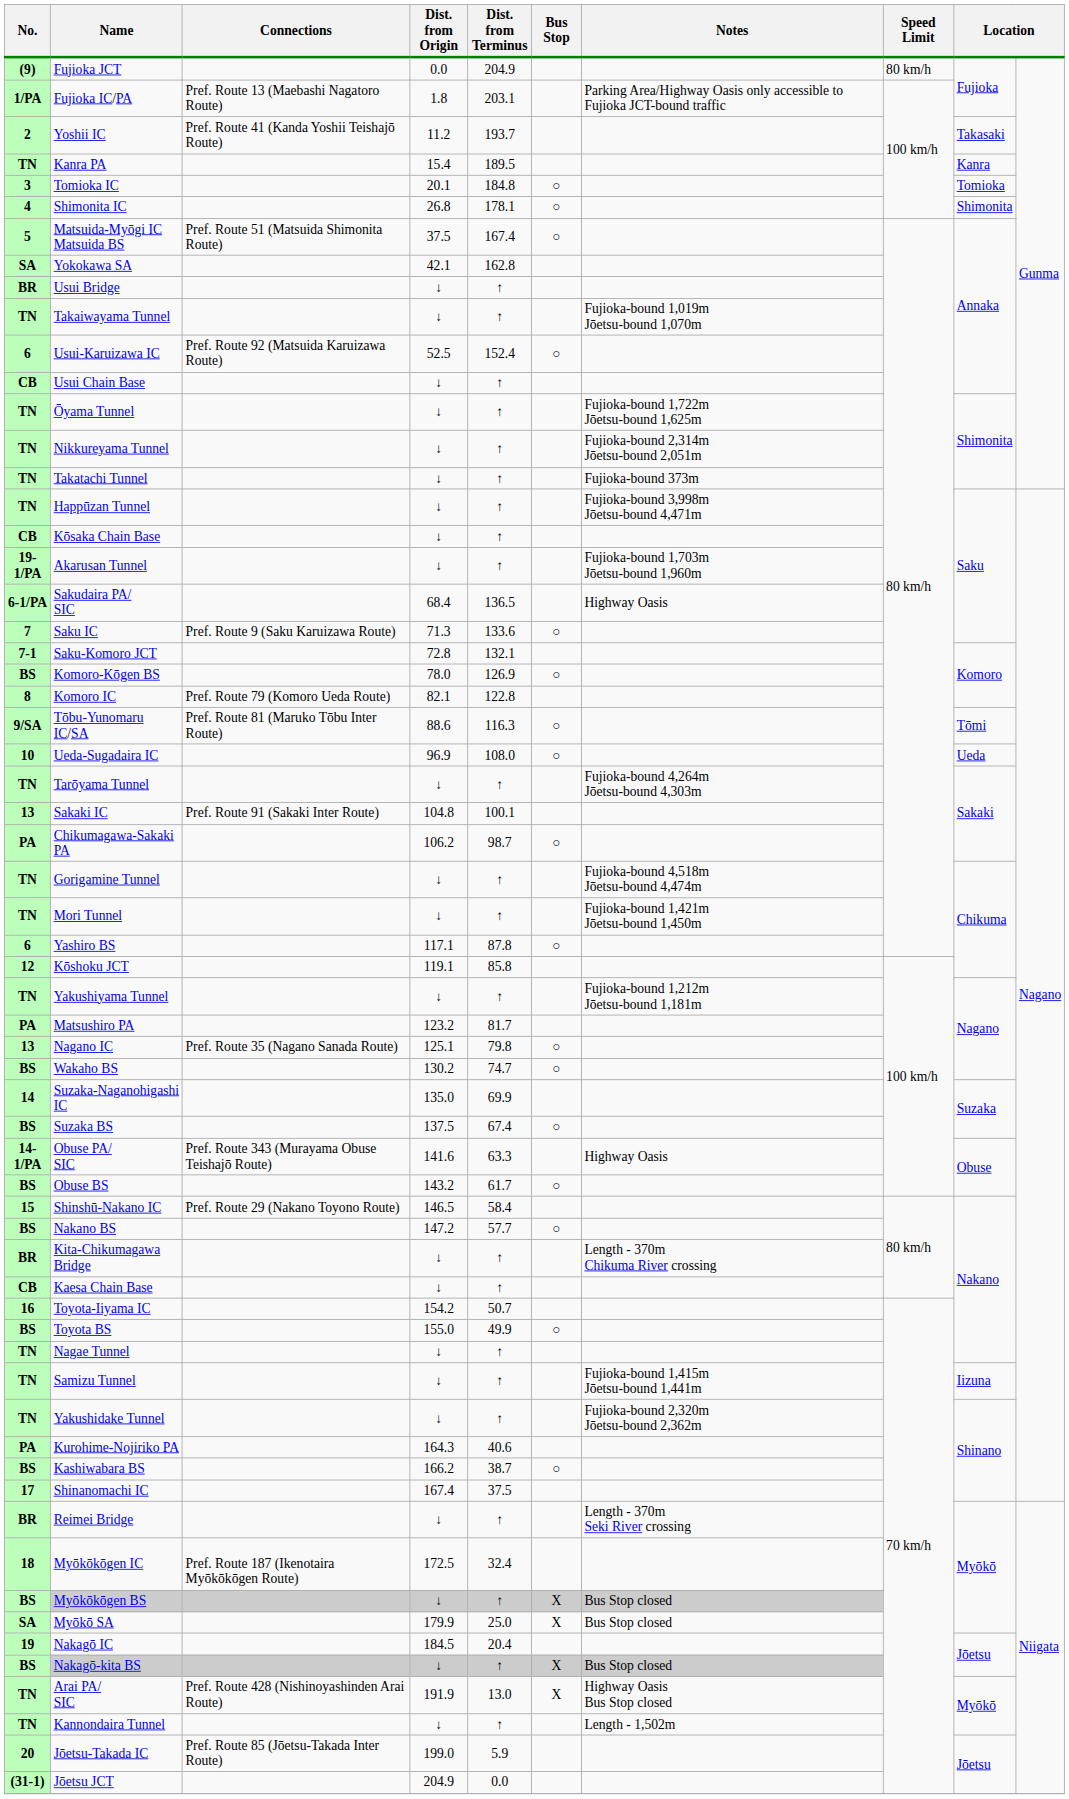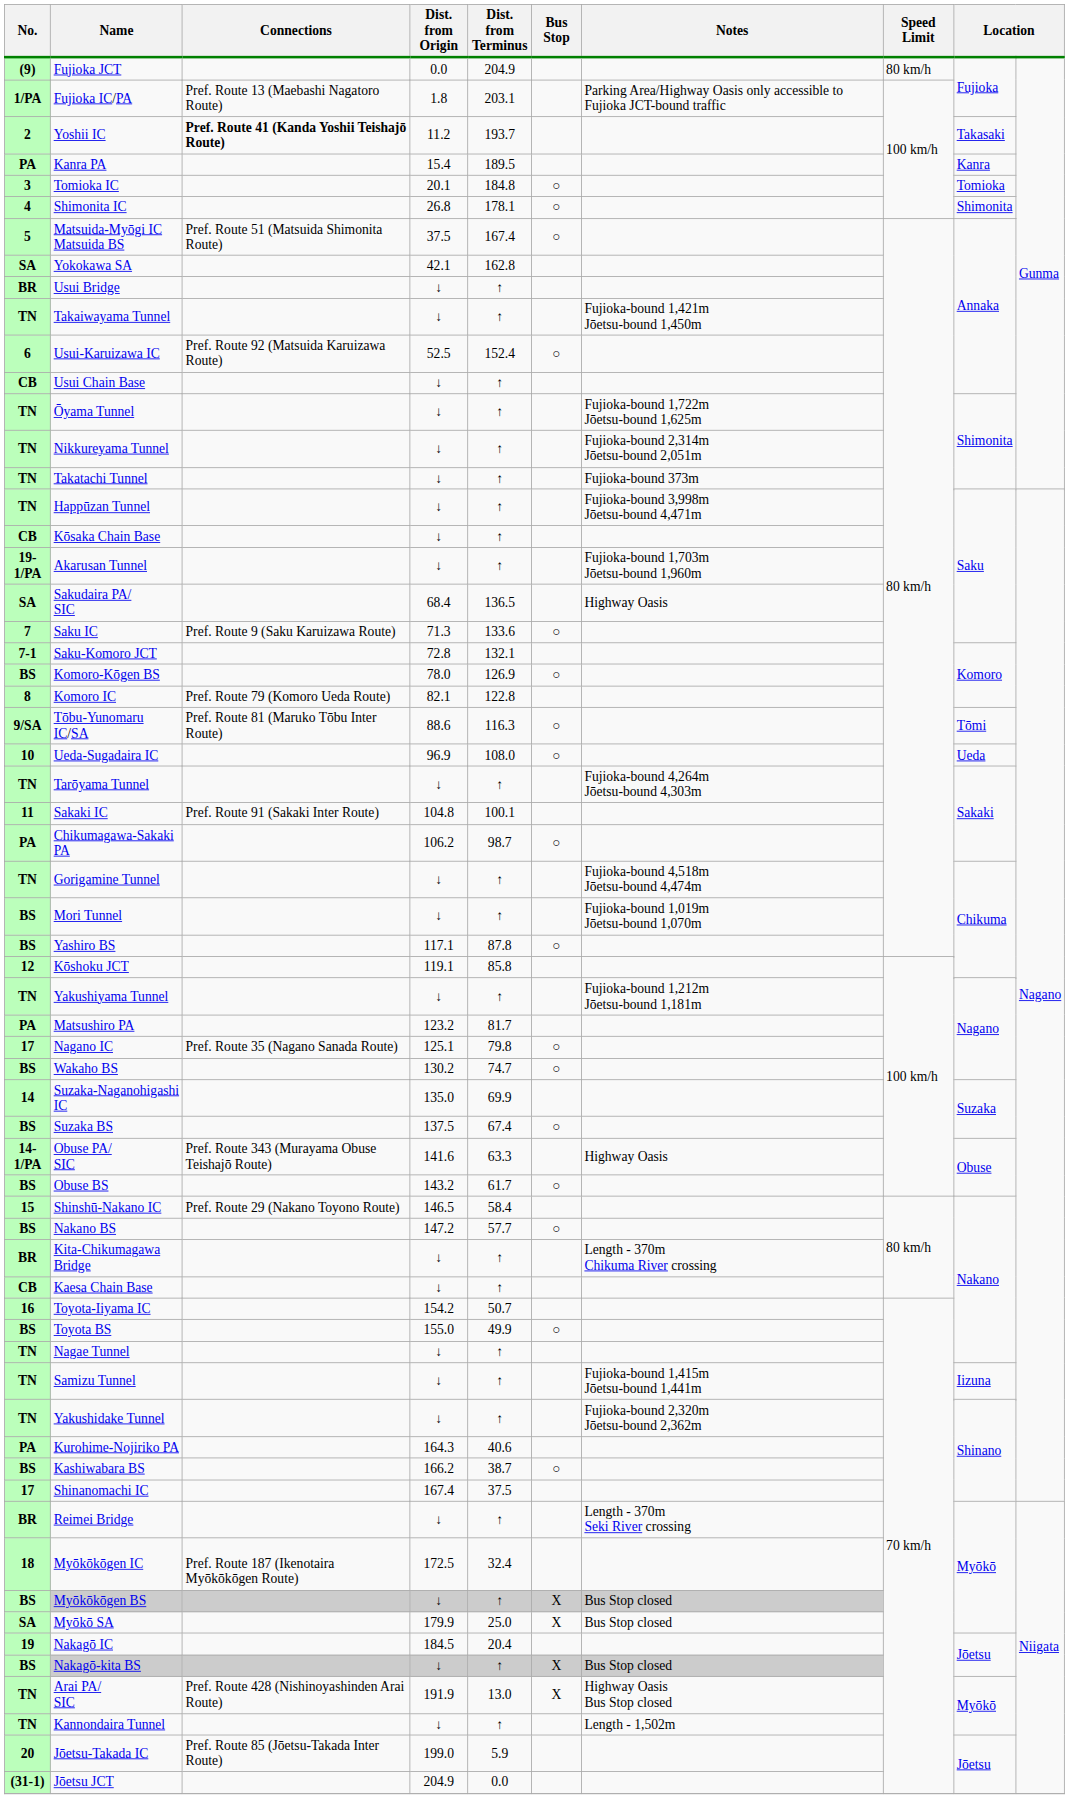(290, 135) normal -> (296, 135) bold
(27, 164) TN -> (27, 164) PA
(647, 316) Fujioka-bound 1,019m Jōetsu-bound 1,070m -> (647, 316) Fujioka-bound 1,421m Jōetsu-bound 1,450m
(27, 602) 6-1/PA -> (27, 602) SA
(27, 813) 13 -> (27, 813) 11
(27, 916) TN -> (27, 916) BS
(647, 916) Fujioka-bound 1,421m Jōetsu-bound 1,450m -> (647, 916) Fujioka-bound 1,019m Jōetsu-bound 1,070m
(27, 945) 6 -> (27, 945) BS
(27, 1047) 13 -> (27, 1047) 17
